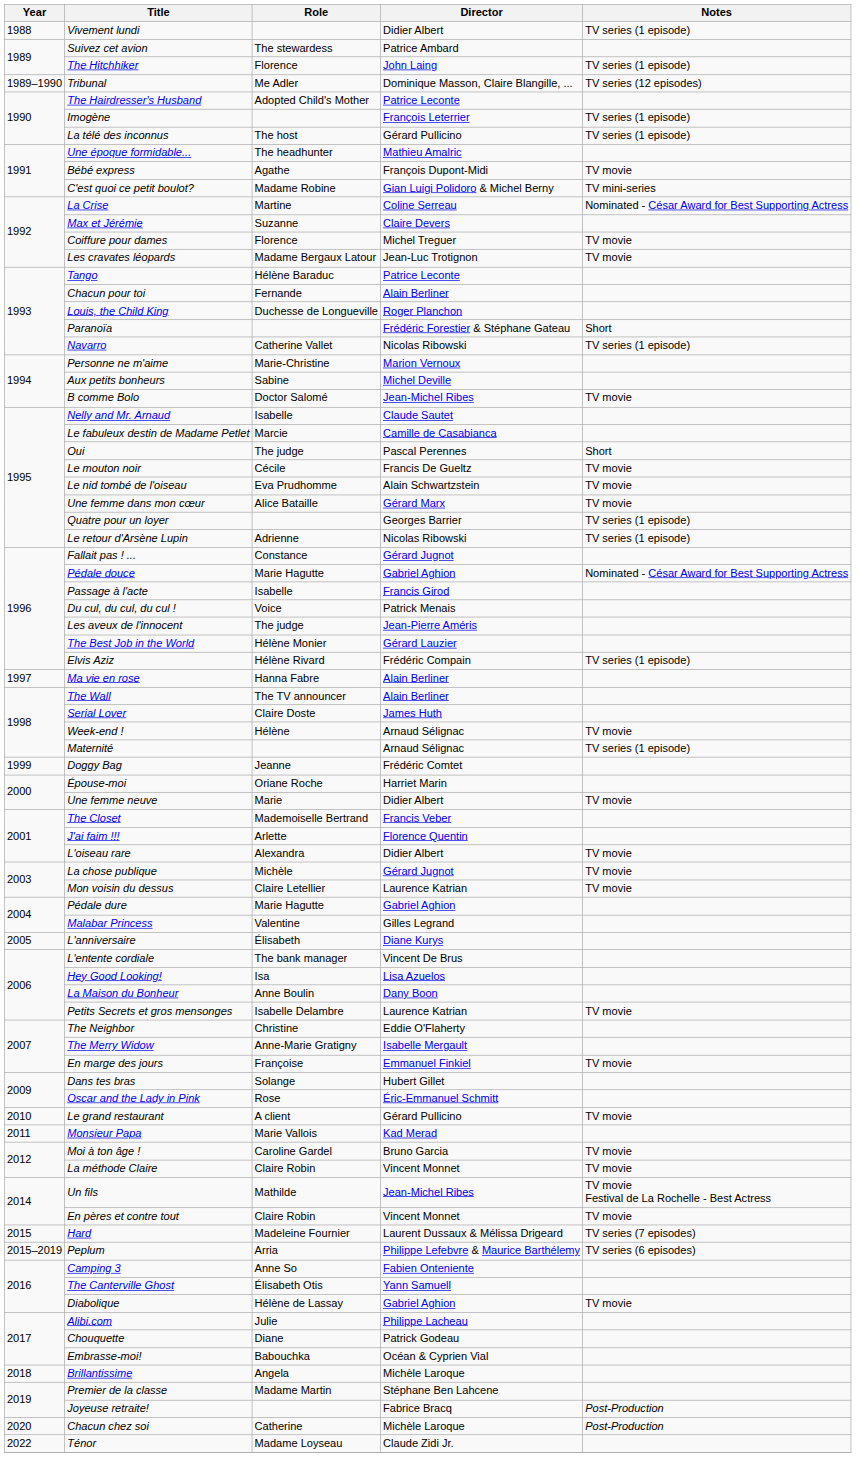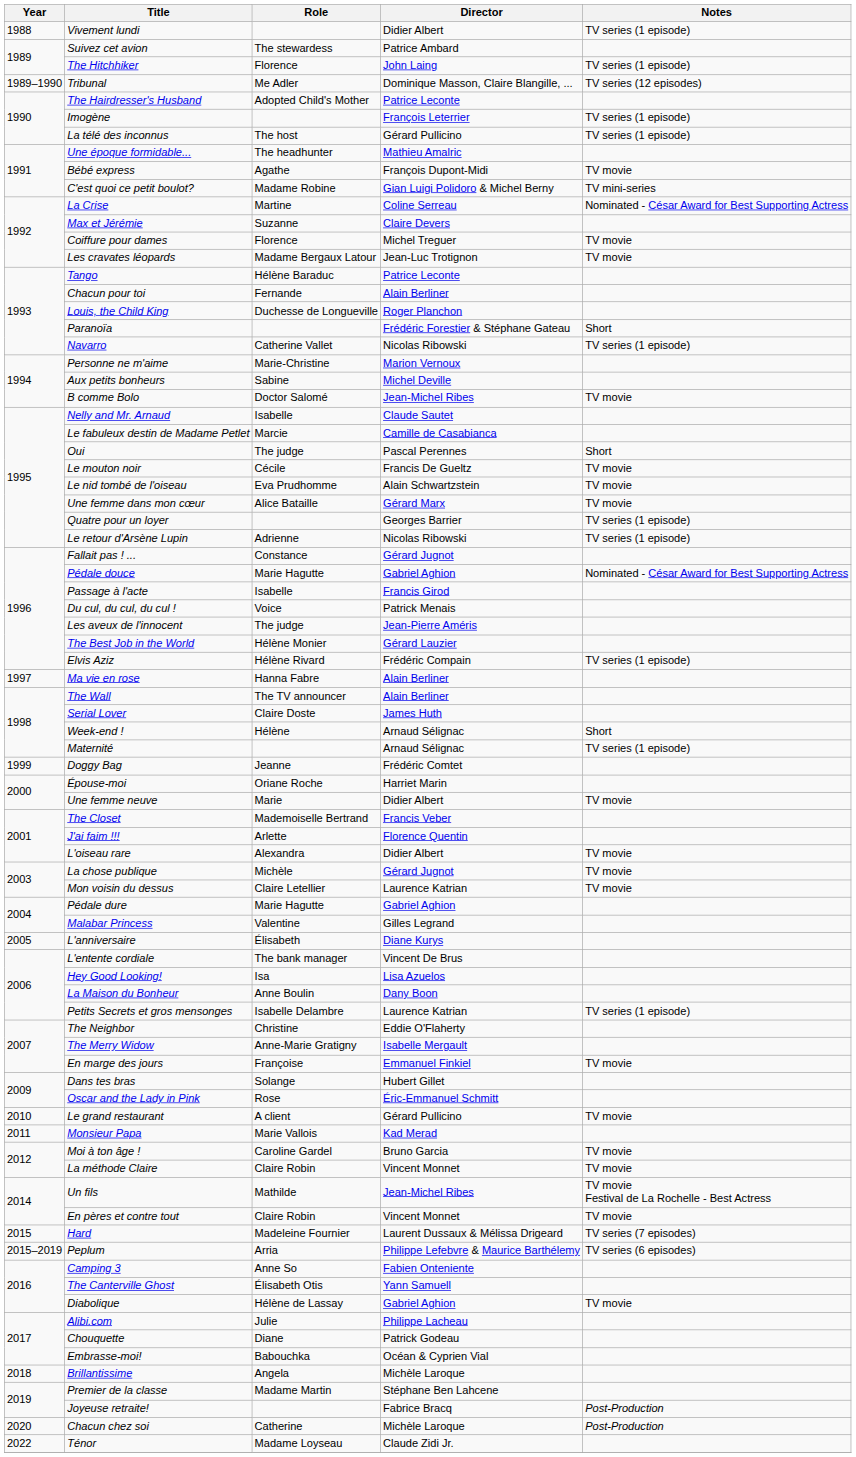(608, 731) TV movie -> (598, 731) Short
(608, 1011) TV movie -> (638, 1011) TV series (1 episode)
